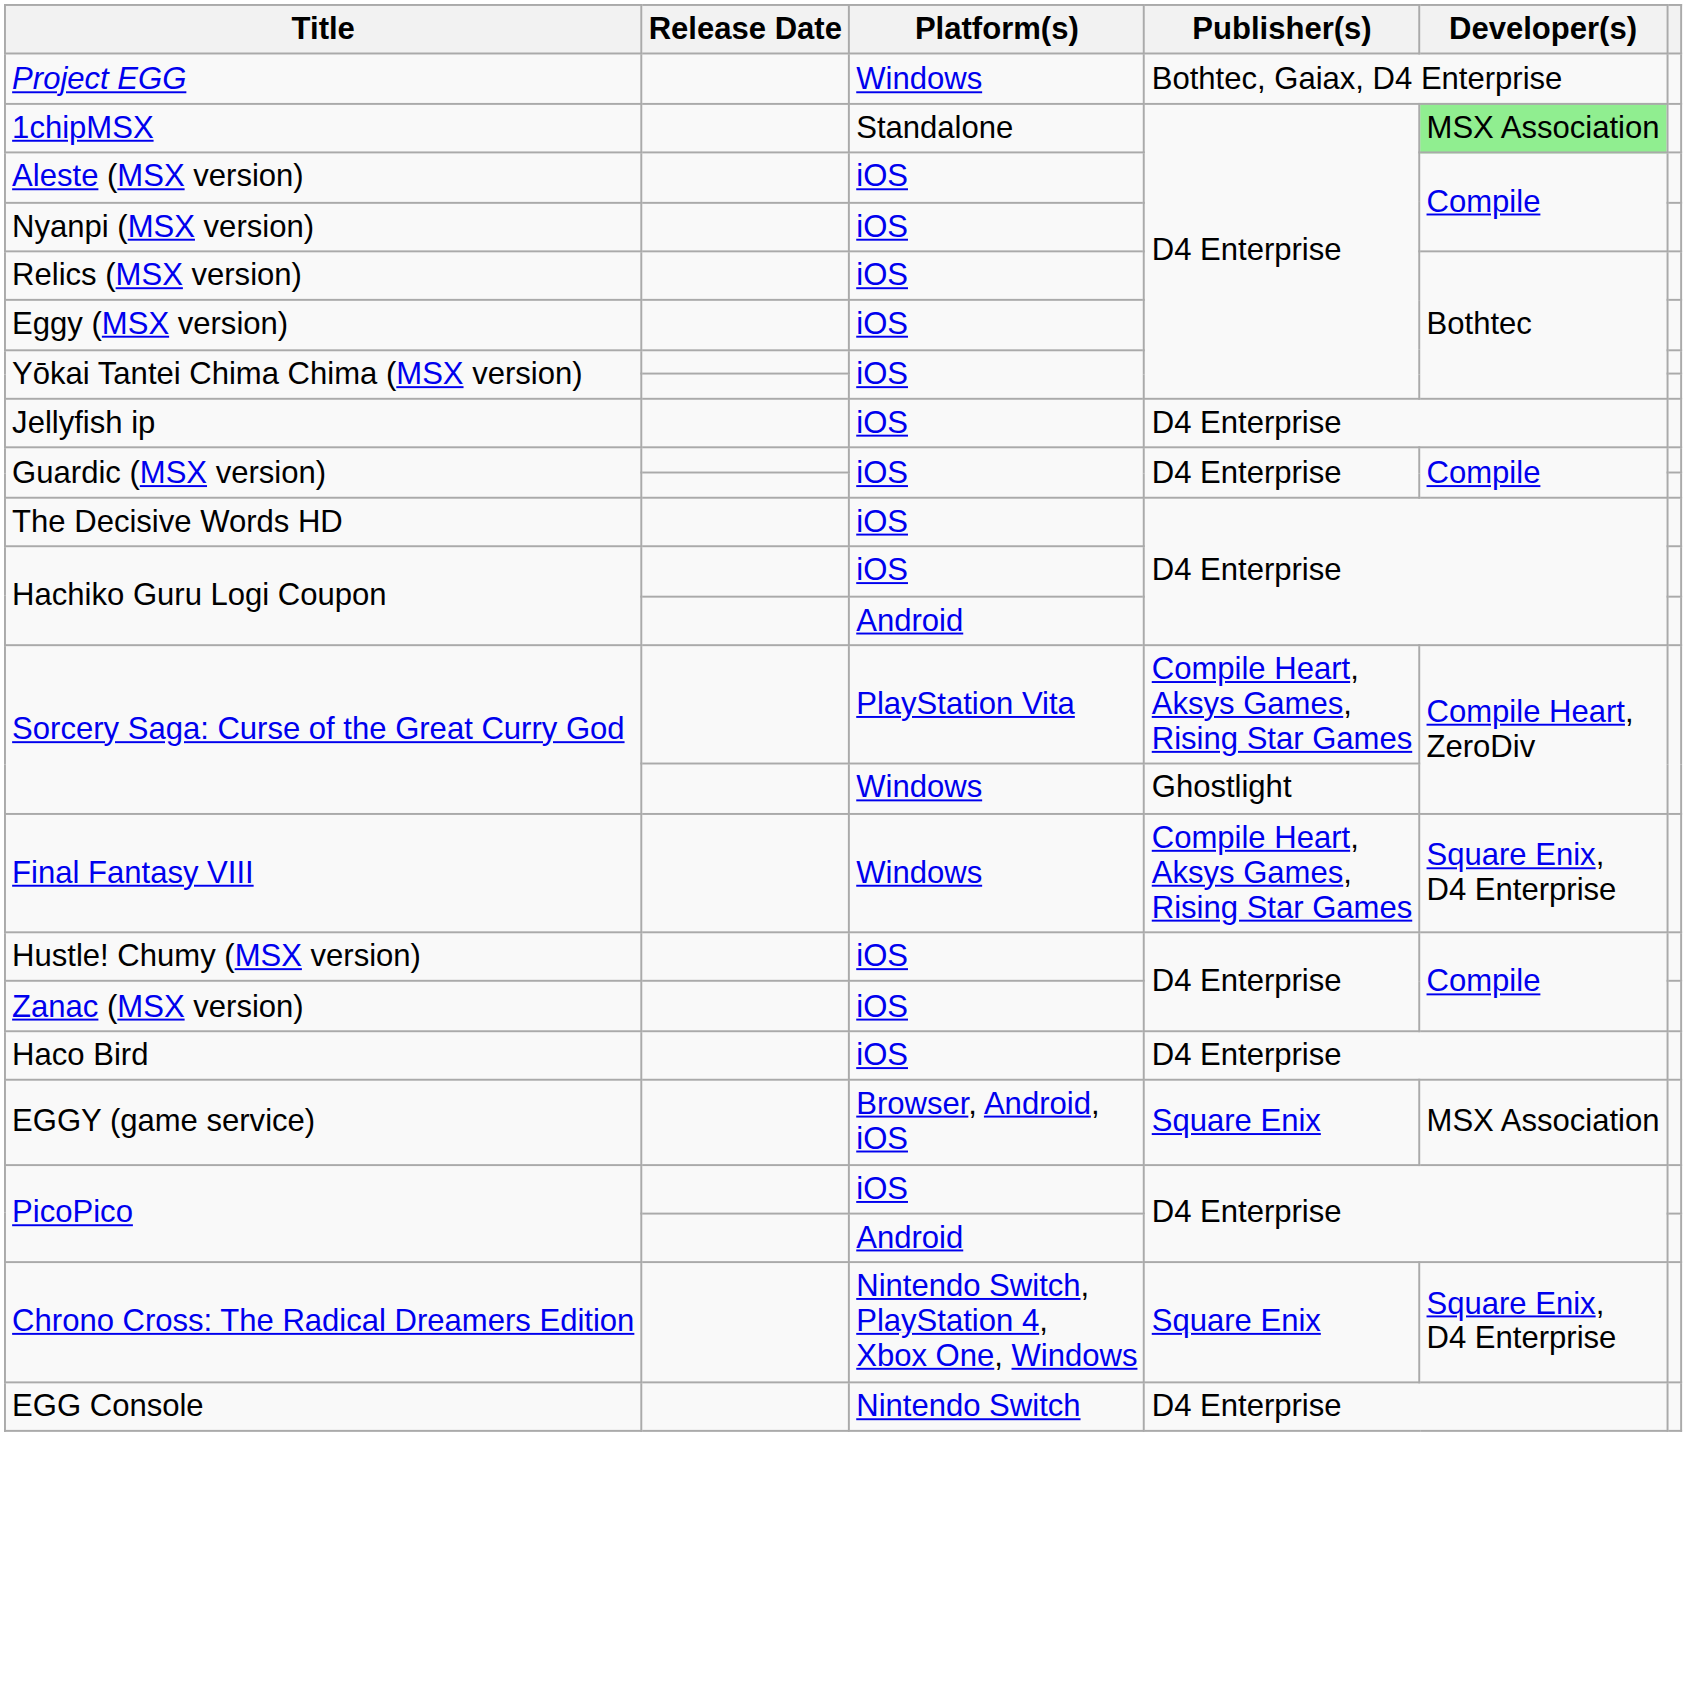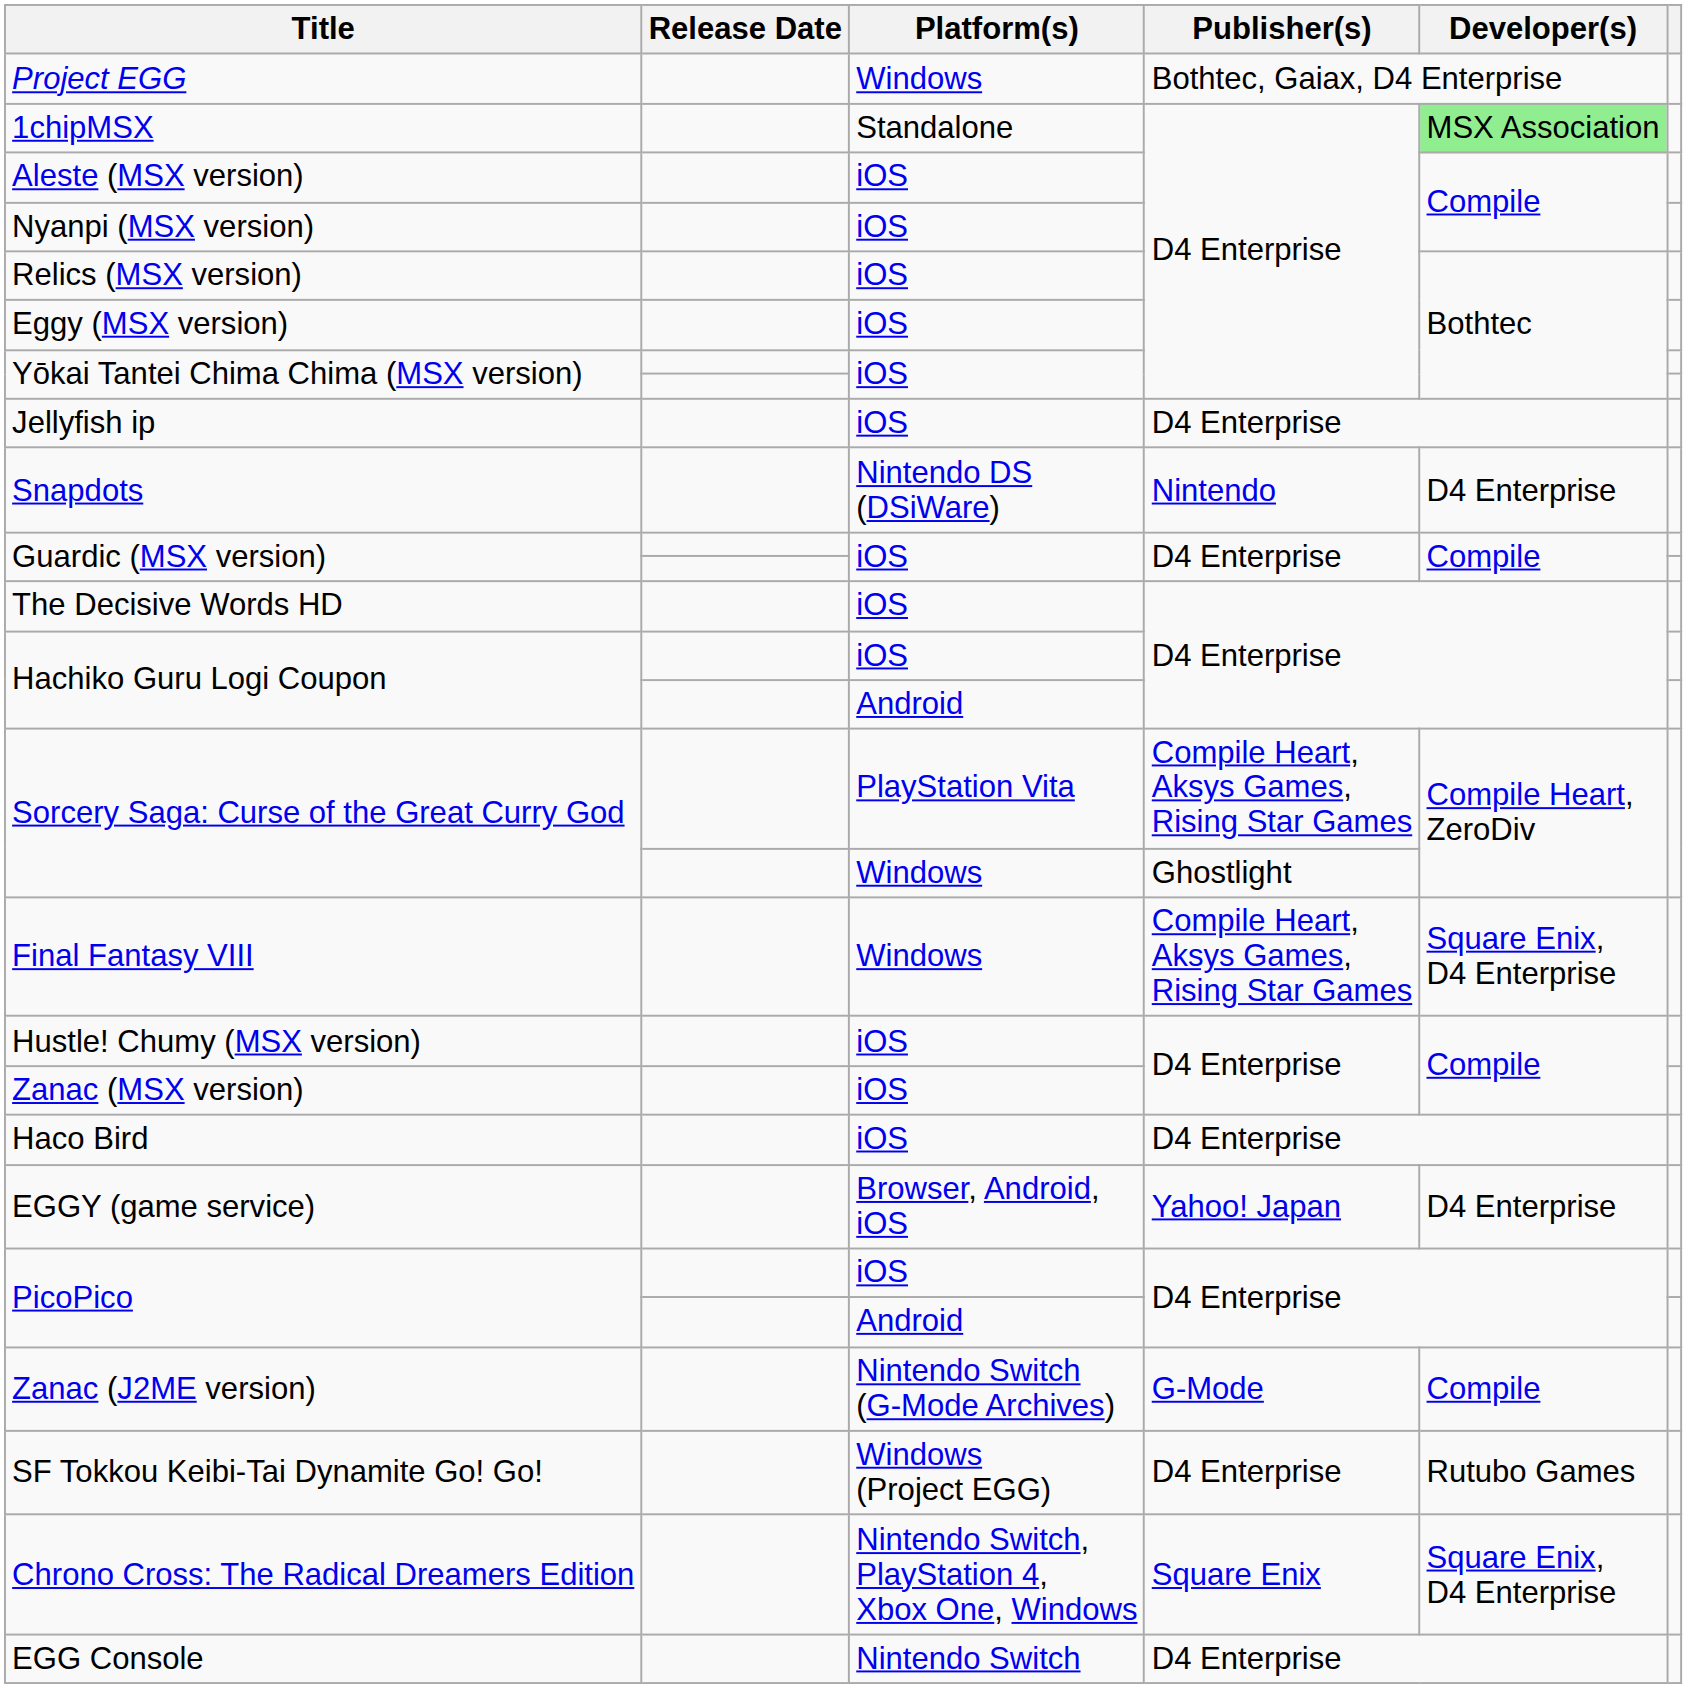+ row: (78, 489)
(1236, 1121) Square Enix -> (1246, 1205) Yahoo! Japan
(1543, 1121) MSX Association -> (1521, 1205) D4 Enterprise
+ row: (164, 1388)
+ row: (278, 1472)
